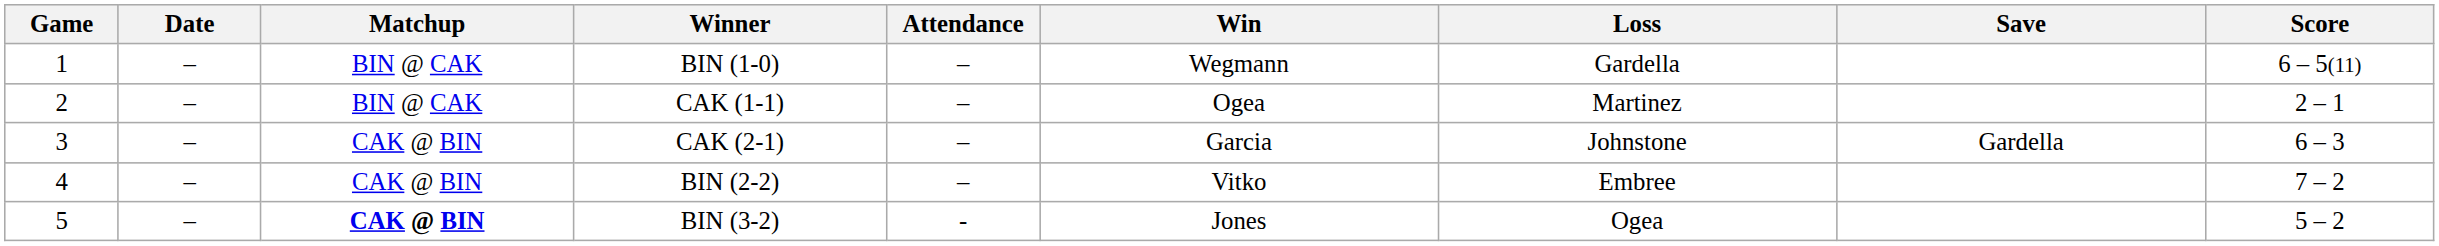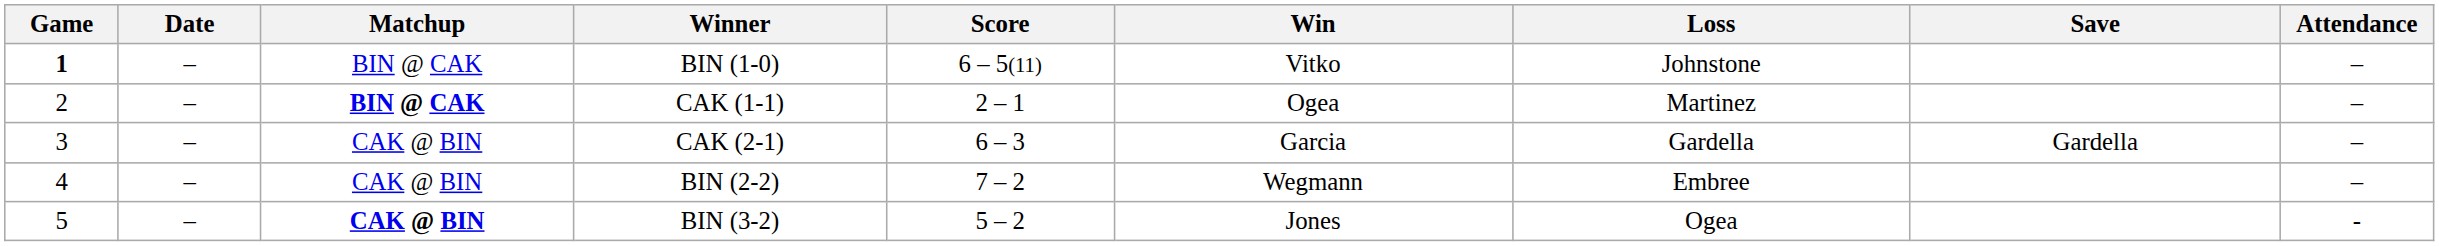columns swapped: (2320, 24) <-> (963, 24)
(62, 63) normal -> (62, 63) bold
(1239, 63) Wegmann -> (1313, 63) Vitko
(1637, 63) Gardella -> (1711, 63) Johnstone
(417, 102) normal -> (417, 102) bold
(1637, 142) Johnstone -> (1711, 142) Gardella
(1239, 181) Vitko -> (1313, 181) Wegmann
